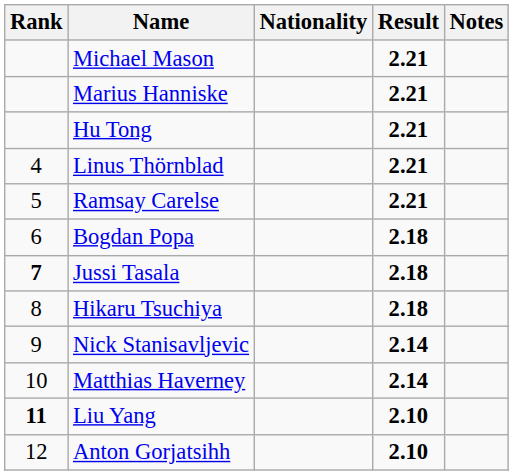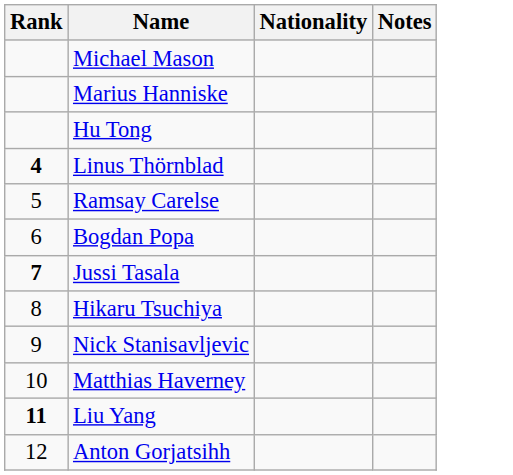- column: (408, 22)
(36, 165) normal -> (36, 165) bold
